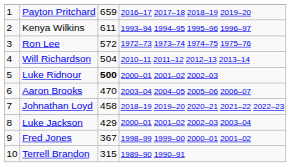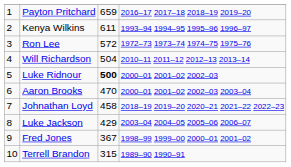(186, 91) 2003–04 2004–05 2005–06 2006–07 -> (186, 91) 2000–01 2001–02 2002–03 2003–04
(186, 122) 2000–01 2001–02 2002–03 2003–04 -> (186, 122) 2003–04 2004–05 2005–06 2006–07
